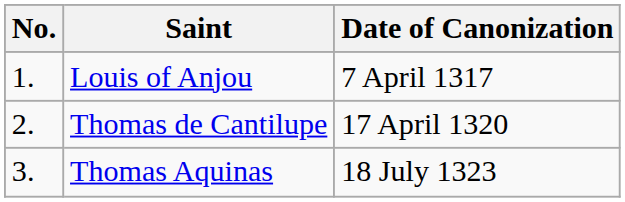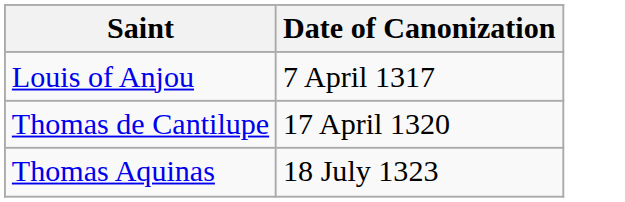- column: (34, 28)
